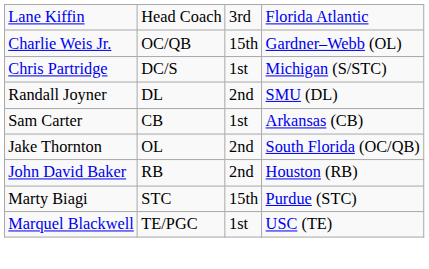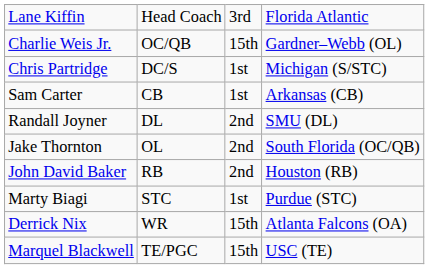rows swapped: (57, 95) <-> (45, 120)
(244, 198) 15th -> (239, 198) 1st
+ row: (47, 224)
(239, 224) 1st -> (244, 250) 15th
